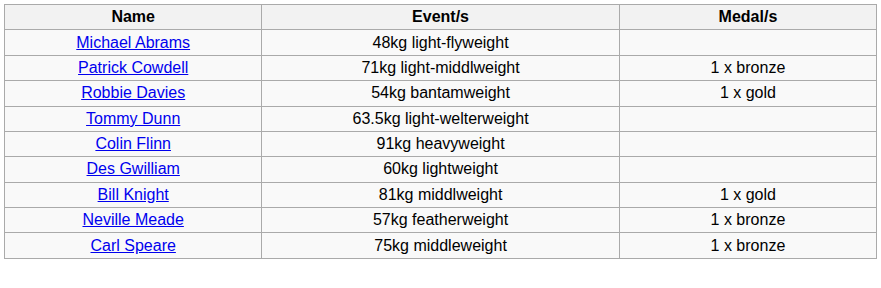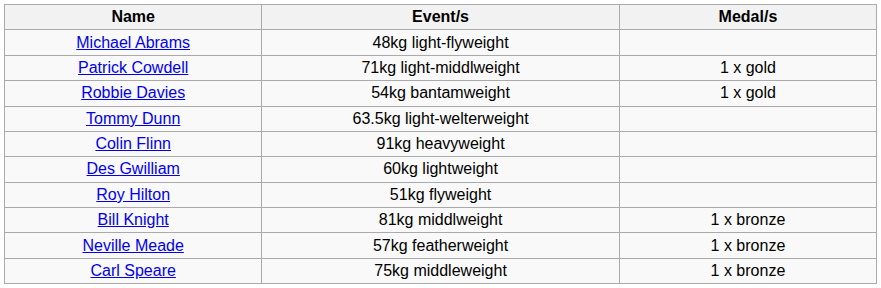(748, 67) 1 x bronze -> (748, 67) 1 x gold
+ row: (133, 194)
(748, 194) 1 x gold -> (748, 220) 1 x bronze
